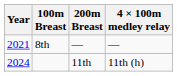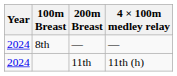(18, 44) 2021 -> (18, 44) 2024
